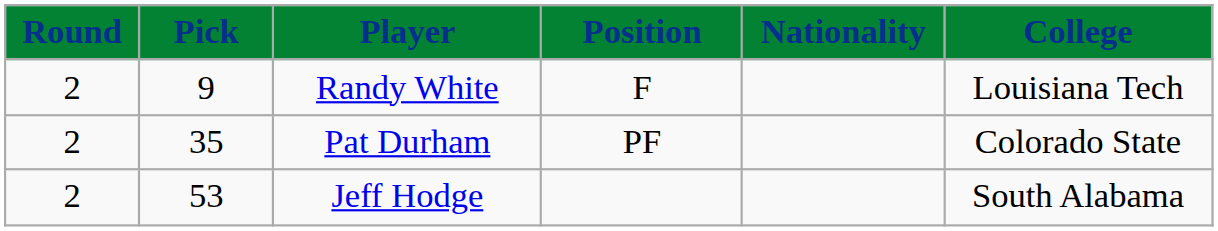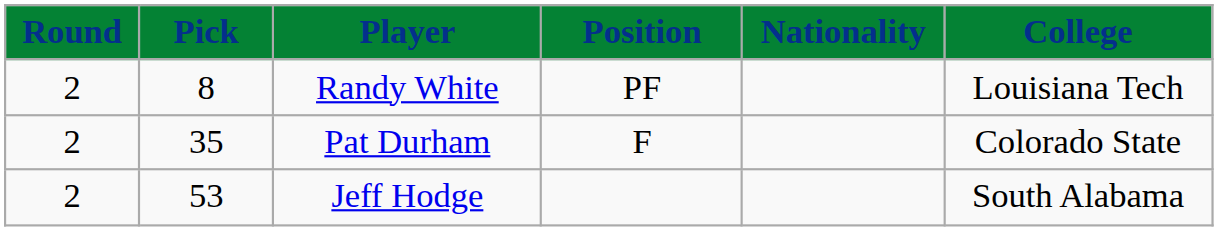(206, 86) 9 -> (206, 86) 8
(642, 86) F -> (642, 86) PF
(642, 141) PF -> (642, 141) F
